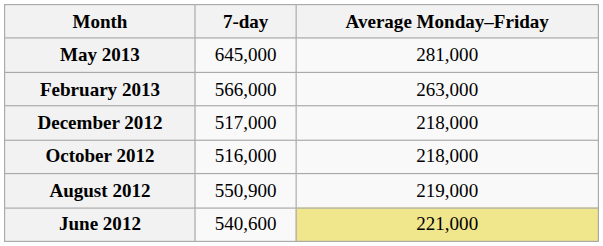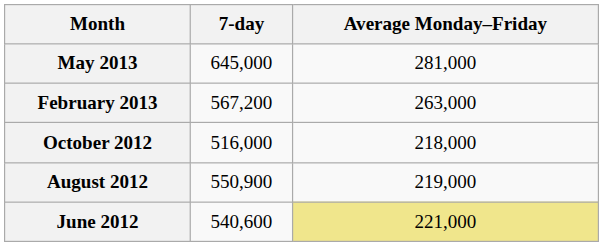(246, 89) 566,000 -> (241, 103) 567,200
- row: (100, 122)
